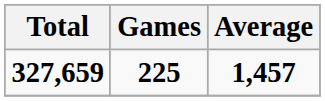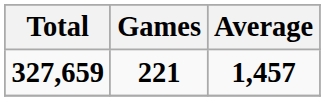(159, 72) 225 -> (159, 72) 221
